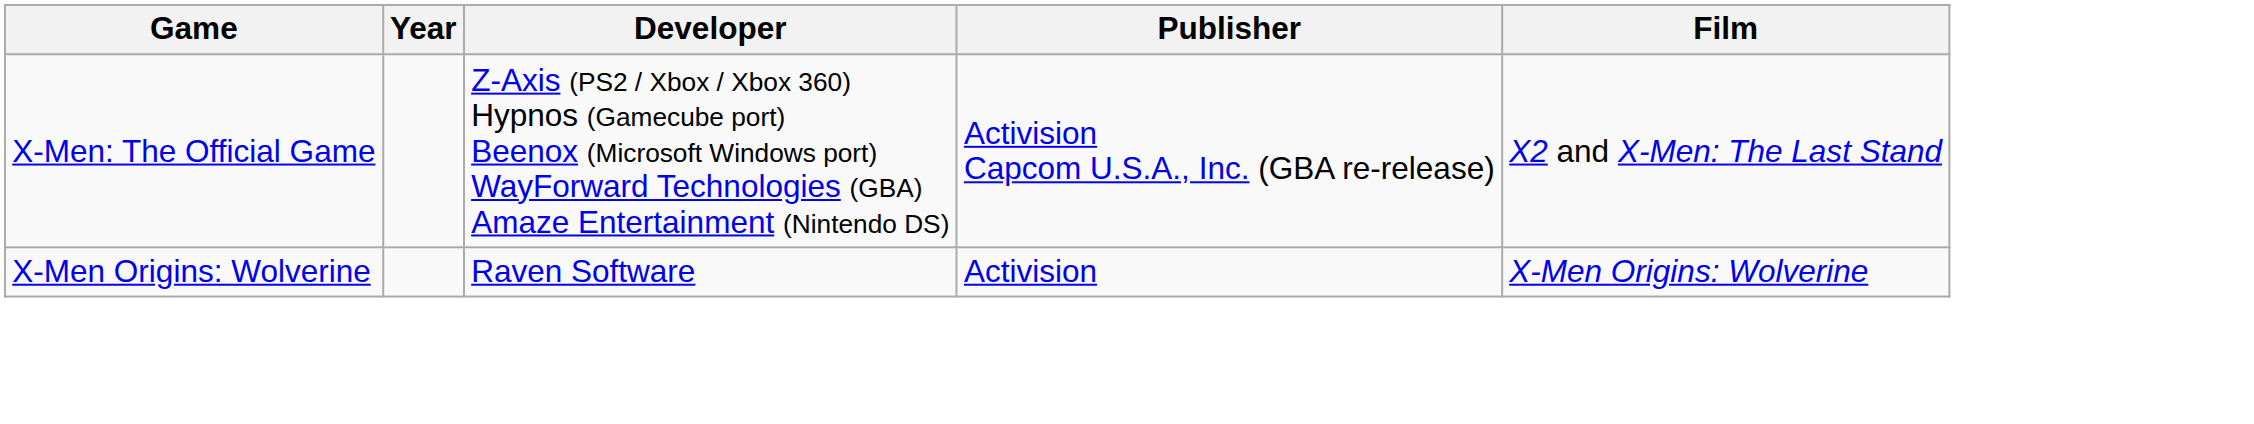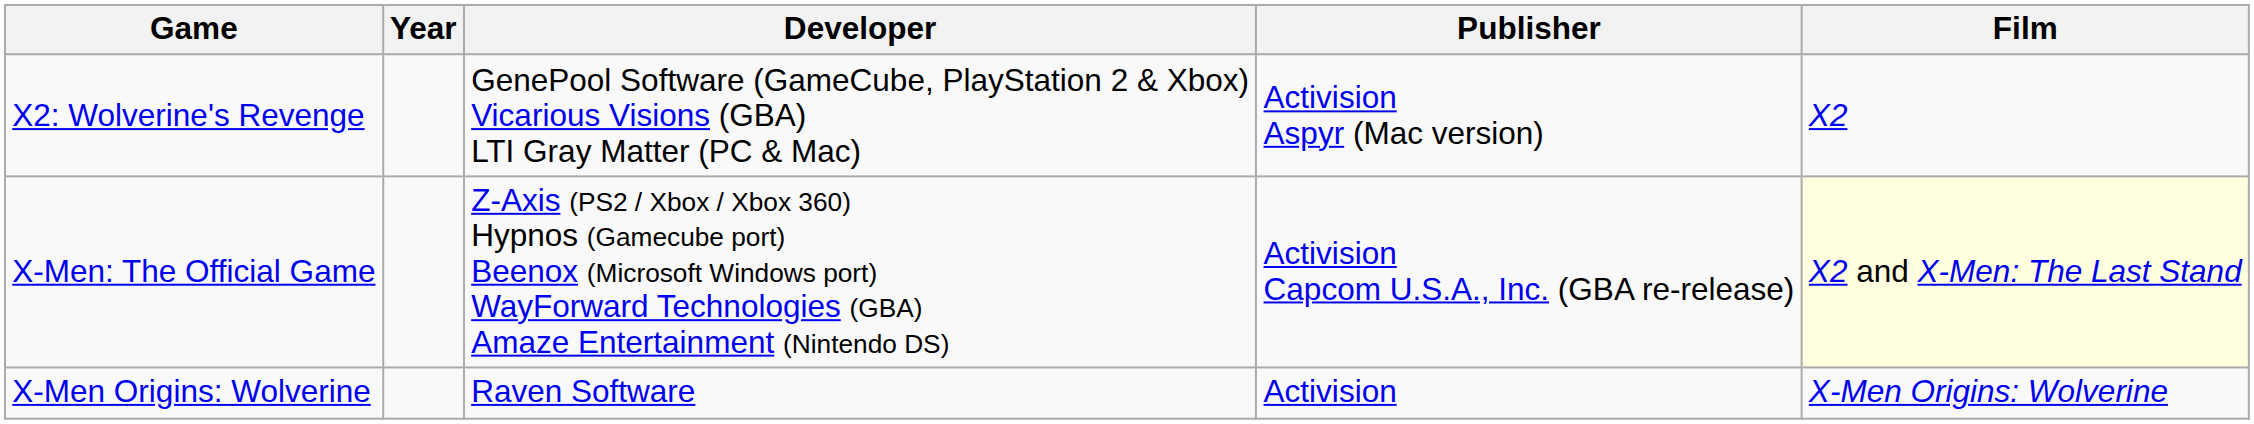+ row: (188, 114)
(1726, 150) no background -> (2025, 271) lightyellow background
